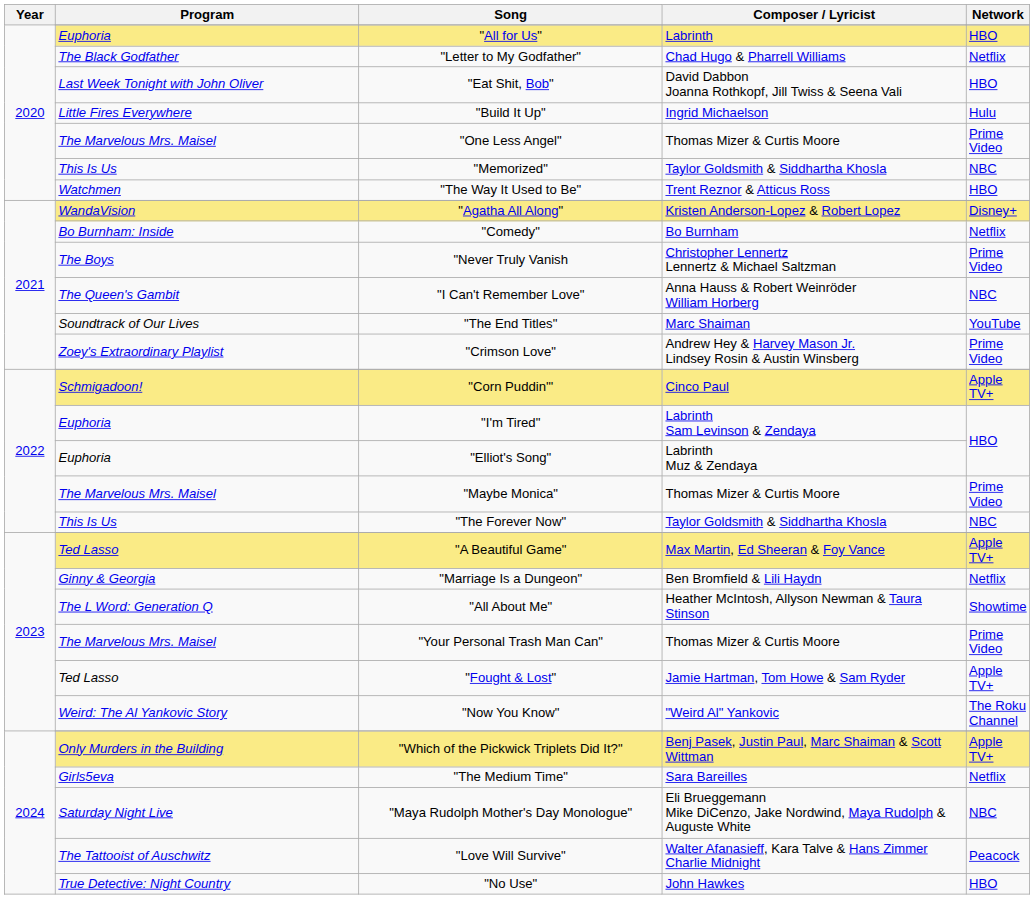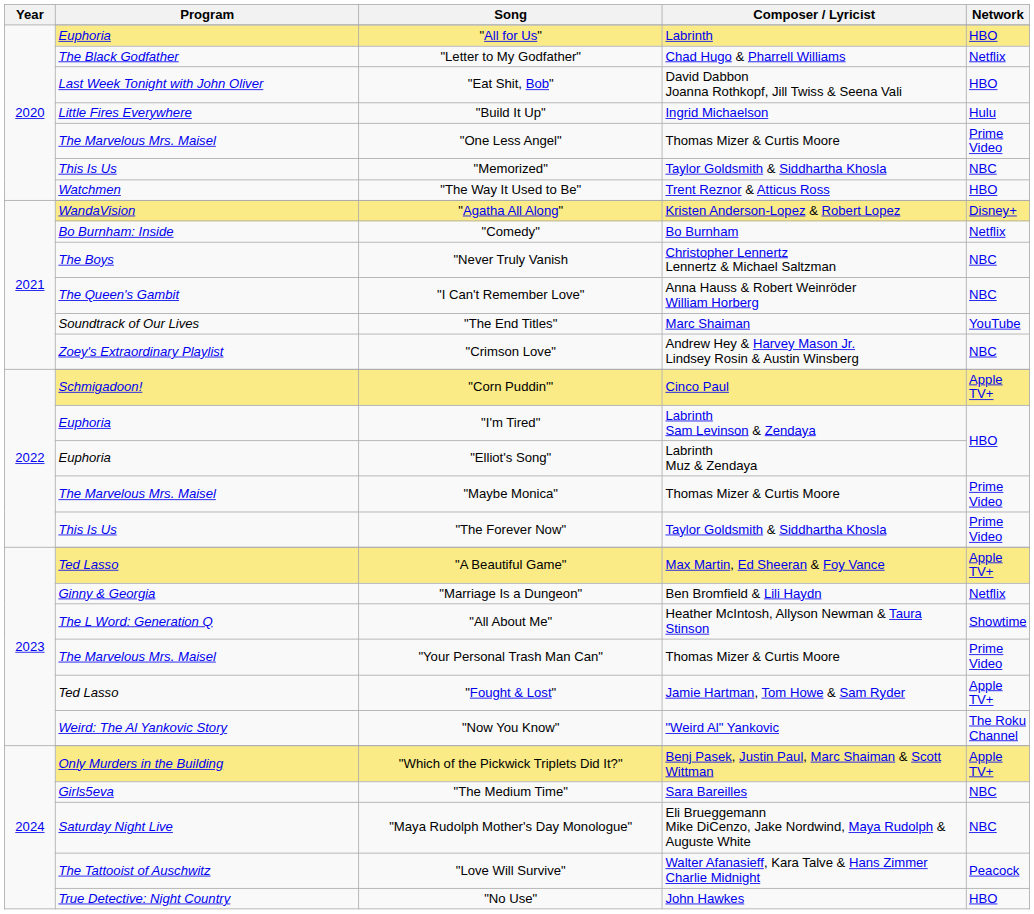(986, 259) Prime Video -> (983, 259) NBC
(986, 351) Prime Video -> (983, 351) NBC
(983, 522) NBC -> (986, 529) Prime Video
(987, 777) Netflix -> (983, 792) NBC
